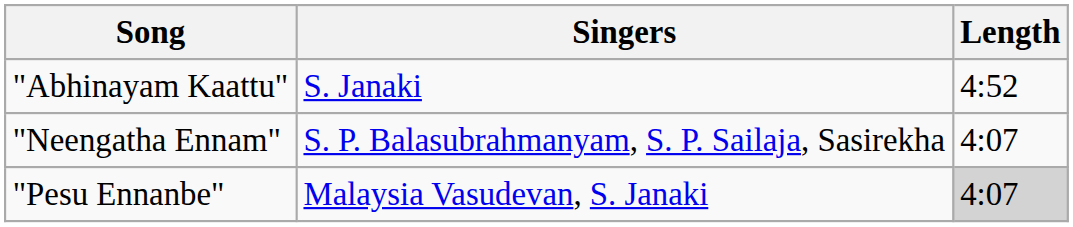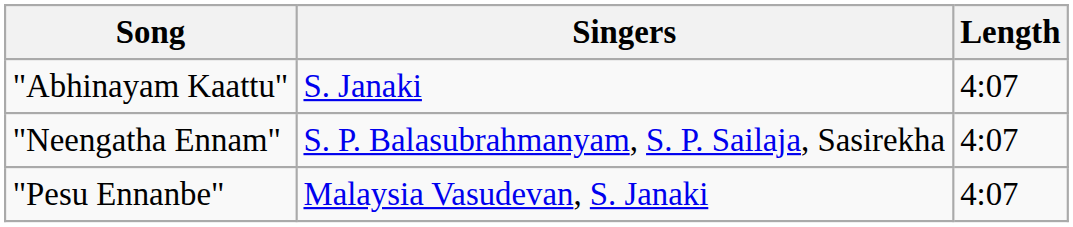(989, 85) 4:52 -> (989, 85) 4:07
(989, 194) lightgrey background -> (989, 194) no background
